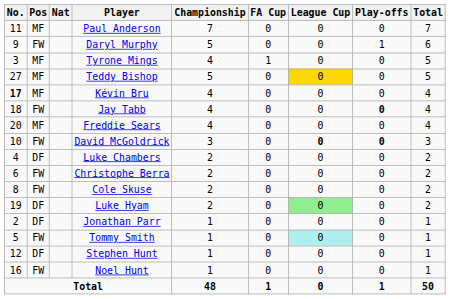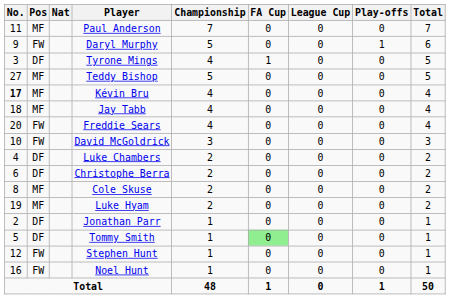(38, 61) MF -> (38, 61) DF
(320, 77) gold background -> (320, 77) no background
(38, 109) FW -> (38, 109) MF
(382, 109) bold -> (382, 109) normal
(38, 125) MF -> (38, 125) FW
(320, 141) bold -> (320, 141) normal
(382, 141) bold -> (382, 141) normal
(38, 173) FW -> (38, 173) DF
(38, 190) FW -> (38, 190) MF
(38, 206) DF -> (38, 206) MF
(320, 206) lightgreen background -> (320, 206) no background
(38, 238) FW -> (38, 238) DF
(268, 238) no background -> (268, 238) lightgreen background
(320, 238) paleturquoise background -> (320, 238) no background
(38, 254) DF -> (38, 254) FW
